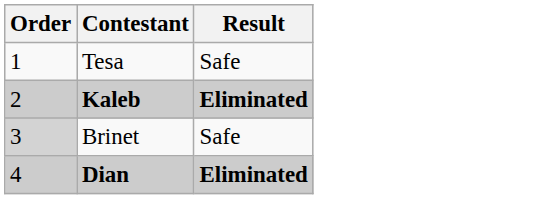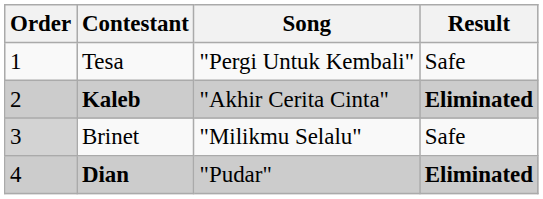+ column: (307, 23)
